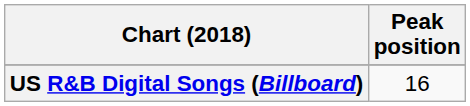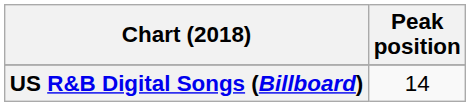(417, 82) 16 -> (417, 82) 14
